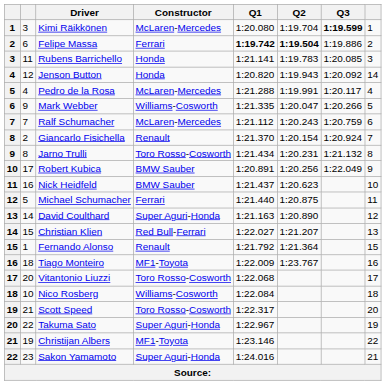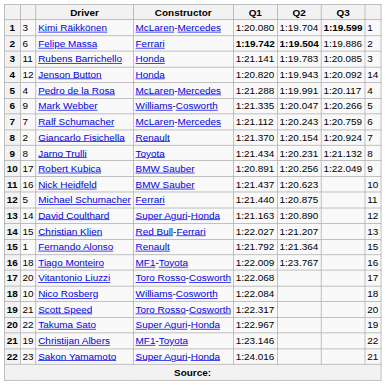(183, 153) Toro Rosso-Cosworth -> (150, 153) Toyota
